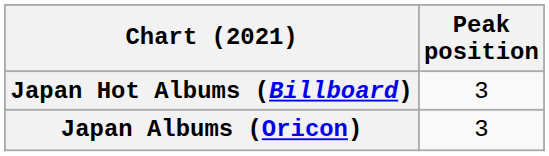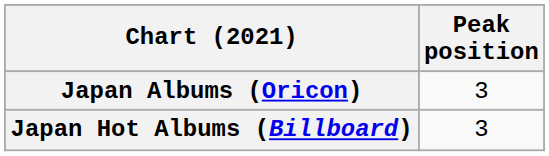rows swapped: (212, 130) <-> (212, 91)
